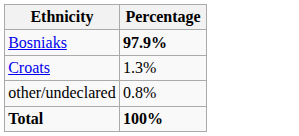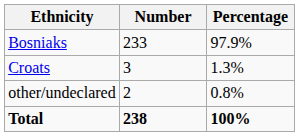+ column: (163, 17)
(145, 42) bold -> (231, 42) normal
